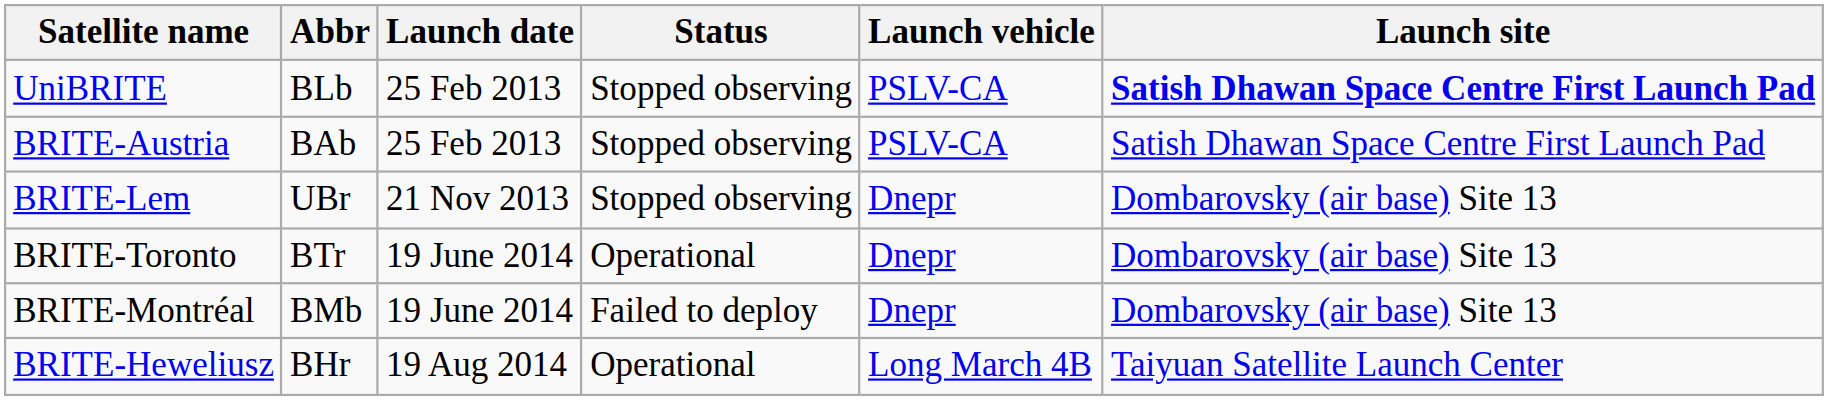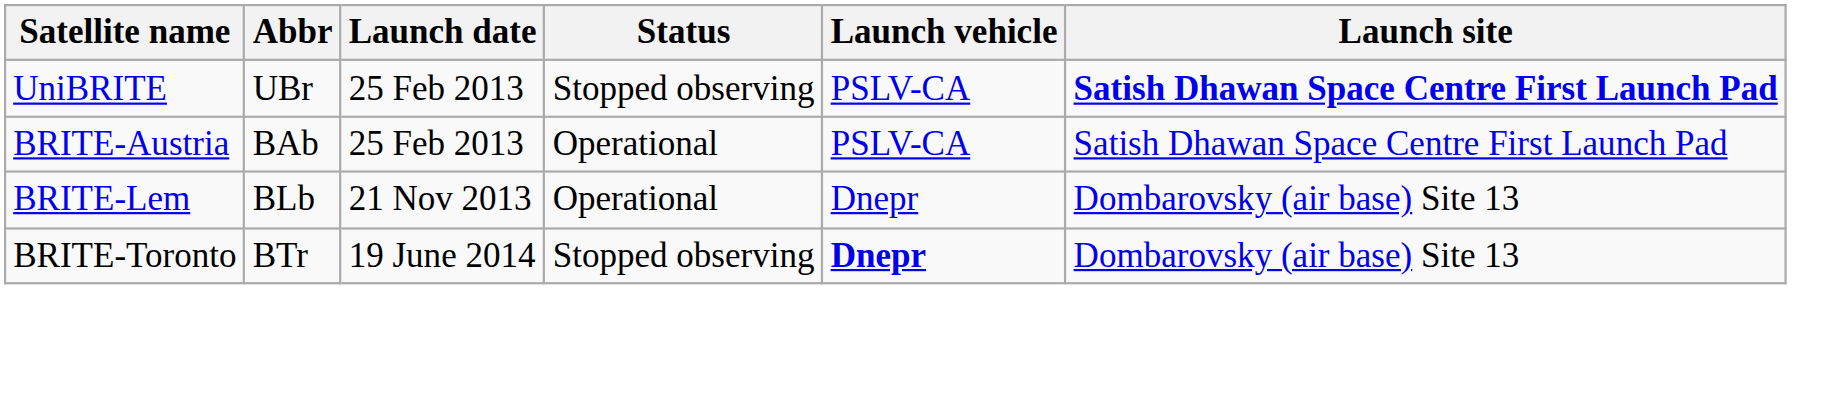(321, 87) BLb -> (283, 87) UBr
(721, 143) Stopped observing -> (635, 143) Operational
(320, 198) UBr -> (284, 198) BLb
(721, 198) Stopped observing -> (635, 198) Operational
(673, 254) Operational -> (684, 254) Stopped observing
(912, 254) normal -> (878, 254) bold
- row: (134, 310)
- row: (144, 365)
